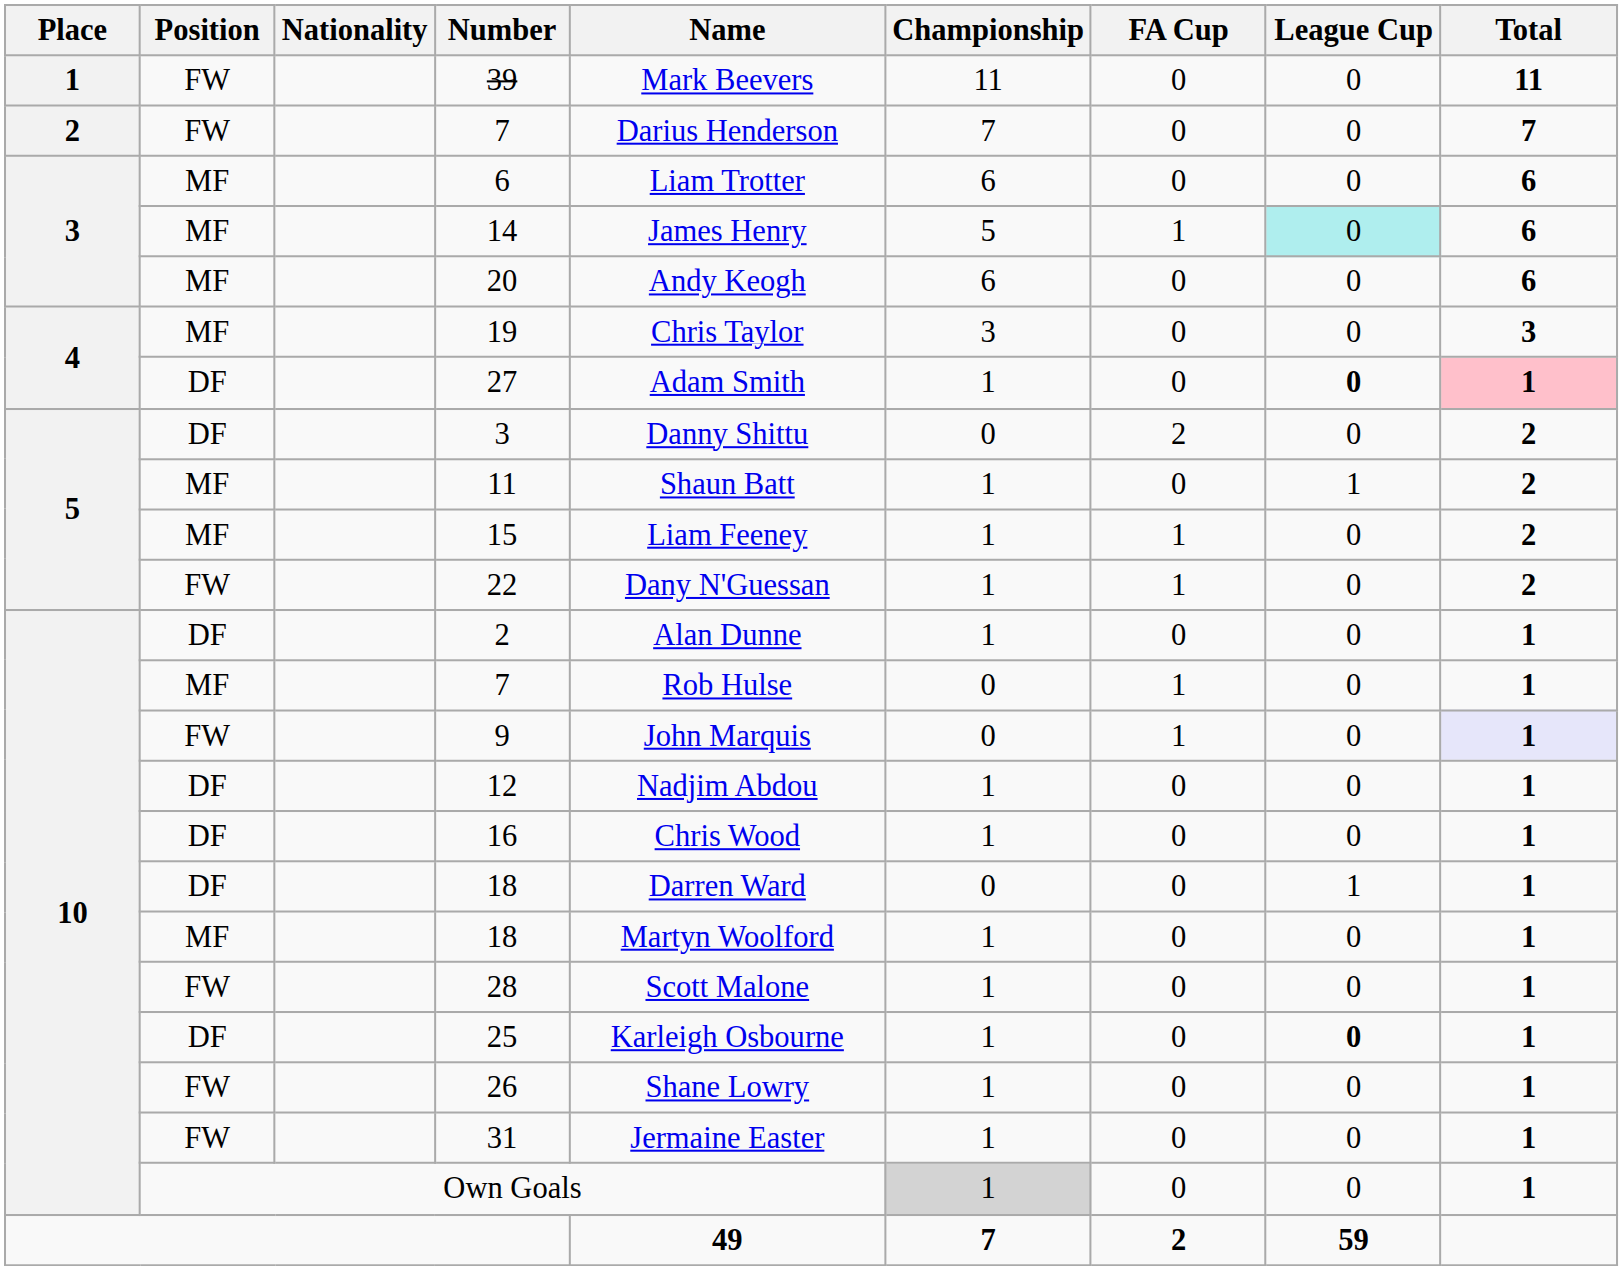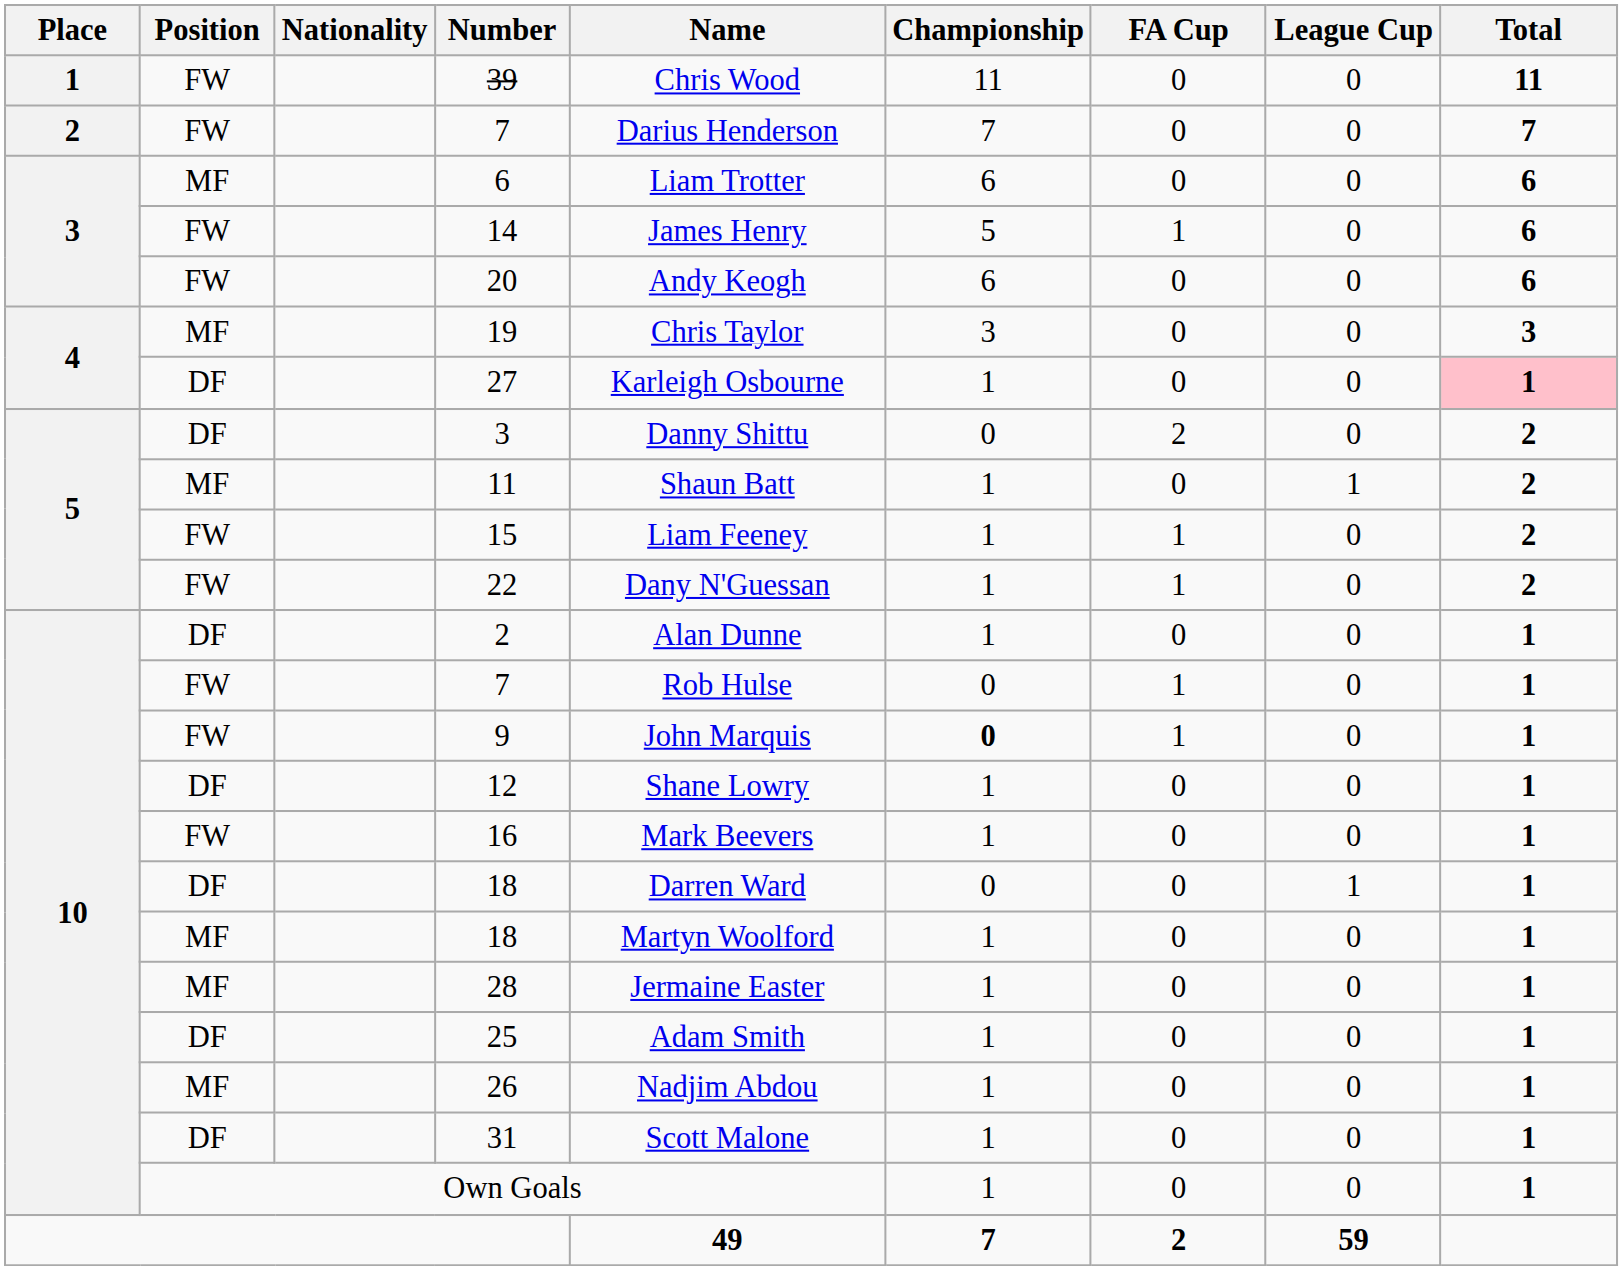(727, 80) Mark Beevers -> (727, 80) Chris Wood
(207, 231) MF -> (207, 231) FW
(1354, 231) paleturquoise background -> (1354, 231) no background
(207, 281) MF -> (207, 281) FW
(727, 382) Adam Smith -> (727, 382) Karleigh Osbourne
(1354, 382) bold -> (1354, 382) normal
(207, 533) MF -> (207, 533) FW
(207, 684) MF -> (207, 684) FW
(988, 735) normal -> (988, 735) bold
(1529, 735) lavender background -> (1529, 735) no background
(727, 785) Nadjim Abdou -> (727, 785) Shane Lowry
(207, 835) DF -> (207, 835) FW
(727, 835) Chris Wood -> (727, 835) Mark Beevers
(207, 987) FW -> (207, 987) MF
(727, 987) Scott Malone -> (727, 987) Jermaine Easter
(727, 1037) Karleigh Osbourne -> (727, 1037) Adam Smith
(1354, 1037) bold -> (1354, 1037) normal
(207, 1087) FW -> (207, 1087) MF
(727, 1087) Shane Lowry -> (727, 1087) Nadjim Abdou
(207, 1138) FW -> (207, 1138) DF
(727, 1138) Jermaine Easter -> (727, 1138) Scott Malone
(988, 1188) lightgrey background -> (988, 1188) no background
